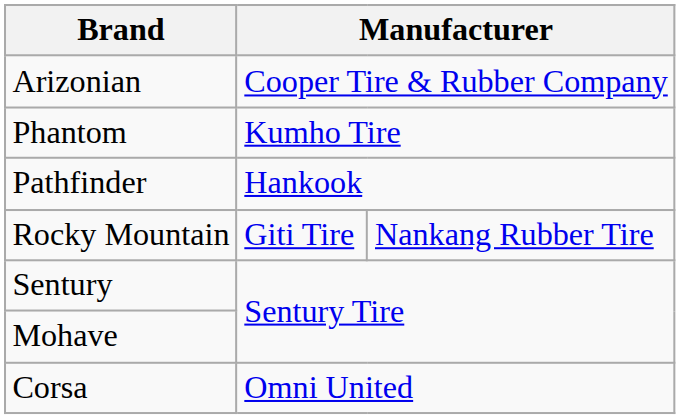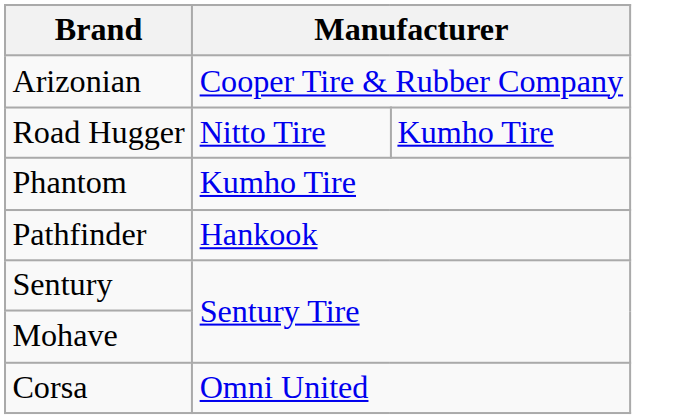+ row: (99, 132)
- row: (121, 234)
